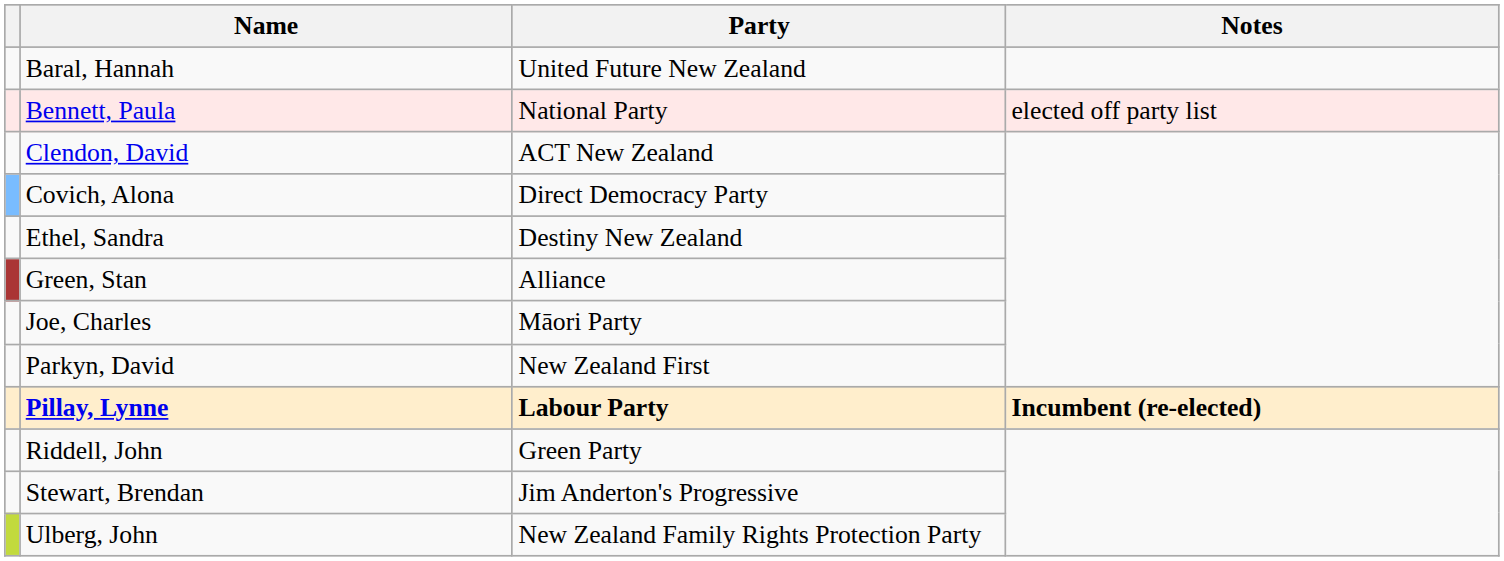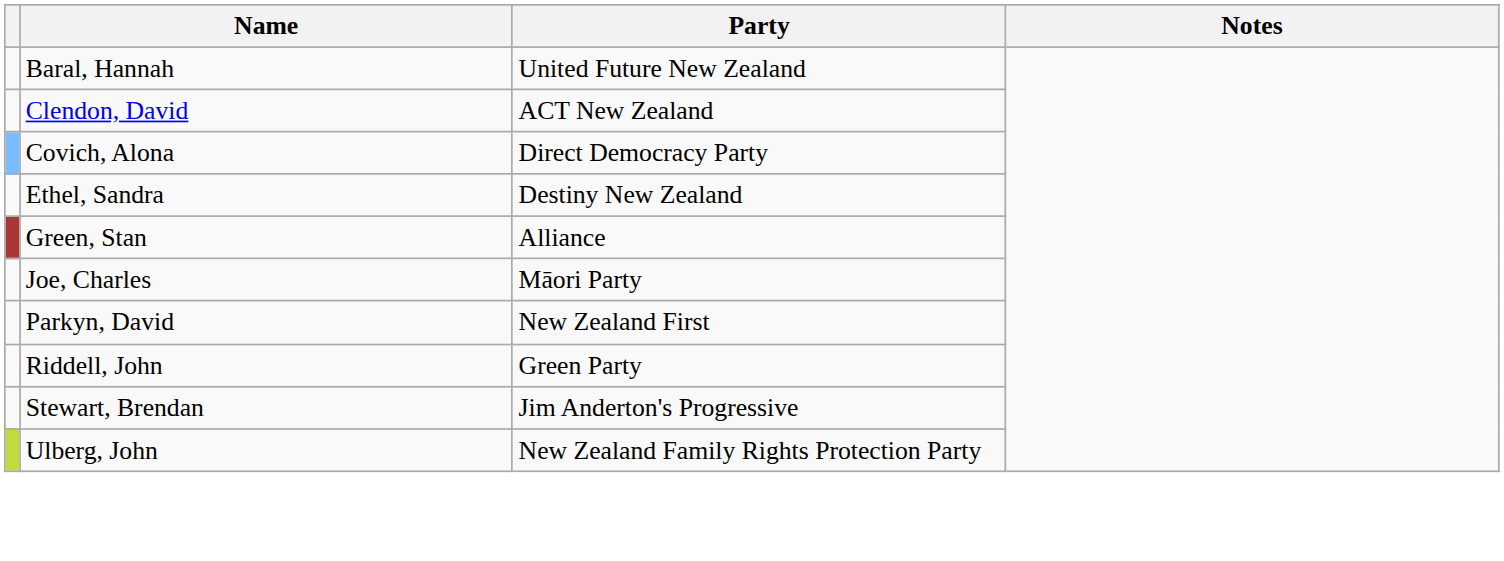- row: (101, 110)
- row: (97, 407)
